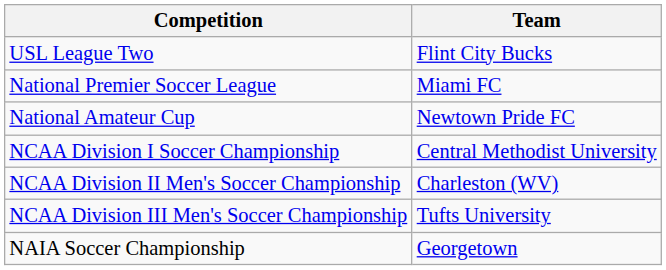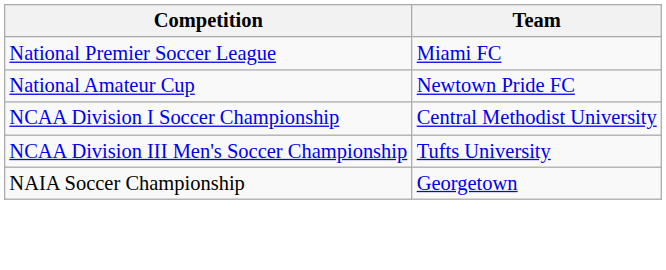- row: (81, 53)
- row: (205, 183)
